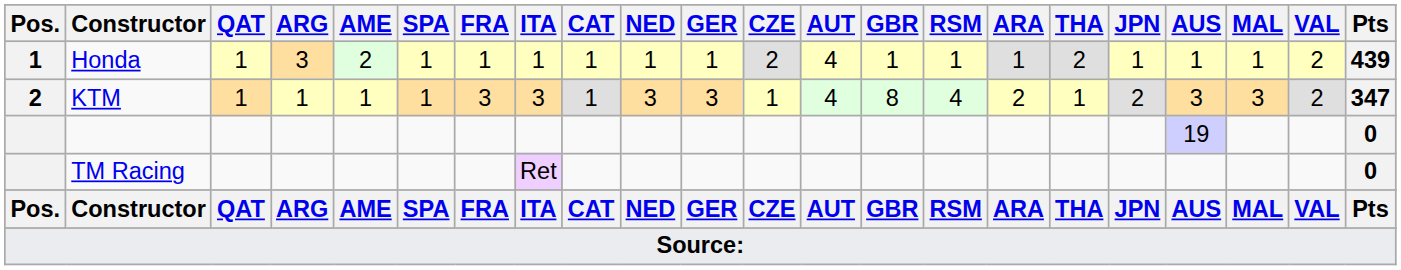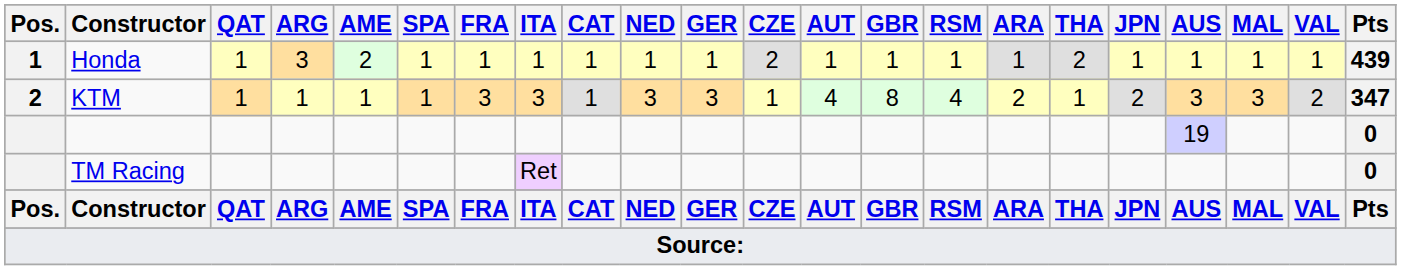(831, 60) 4 -> (831, 60) 1
(1317, 60) 2 -> (1317, 60) 1
